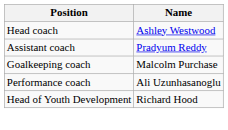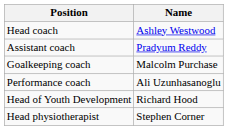+ row: (53, 116)
